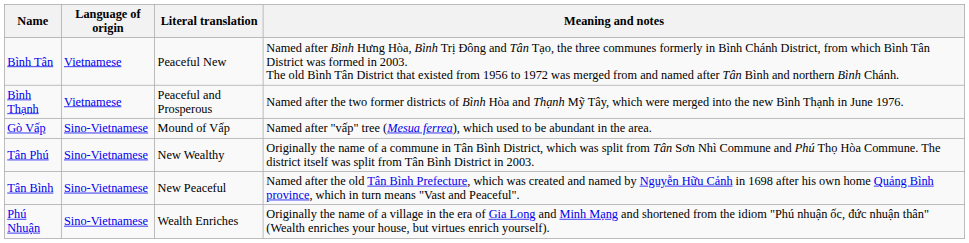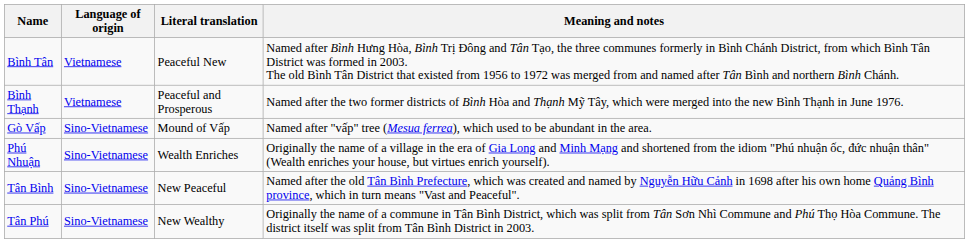rows swapped: (24, 221) <-> (28, 154)
